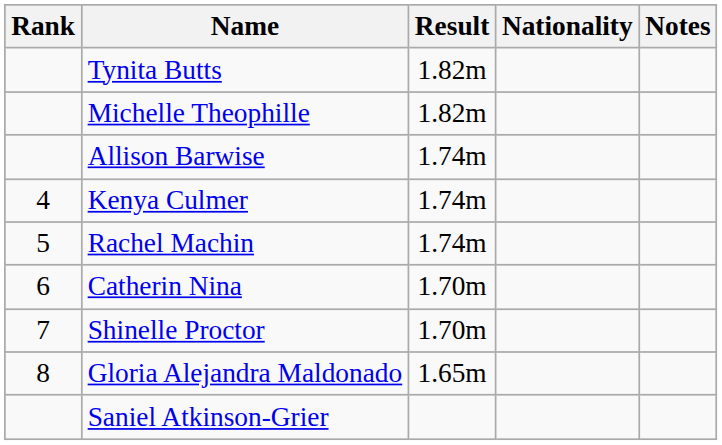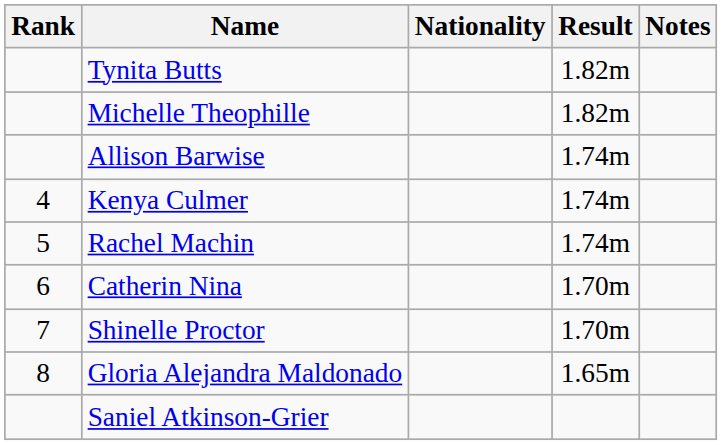columns swapped: (567, 26) <-> (452, 26)
